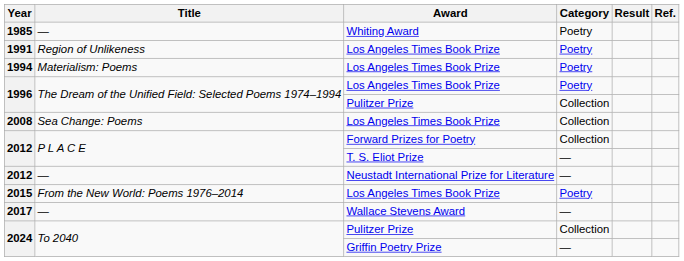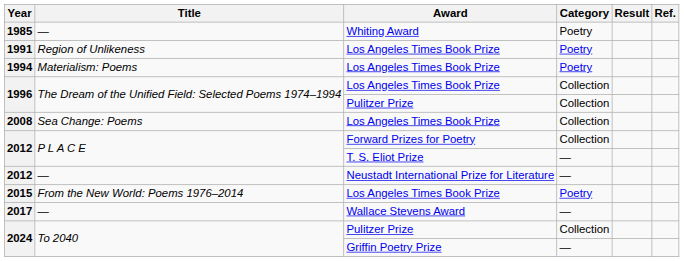(576, 85) Poetry -> (584, 85) Collection
